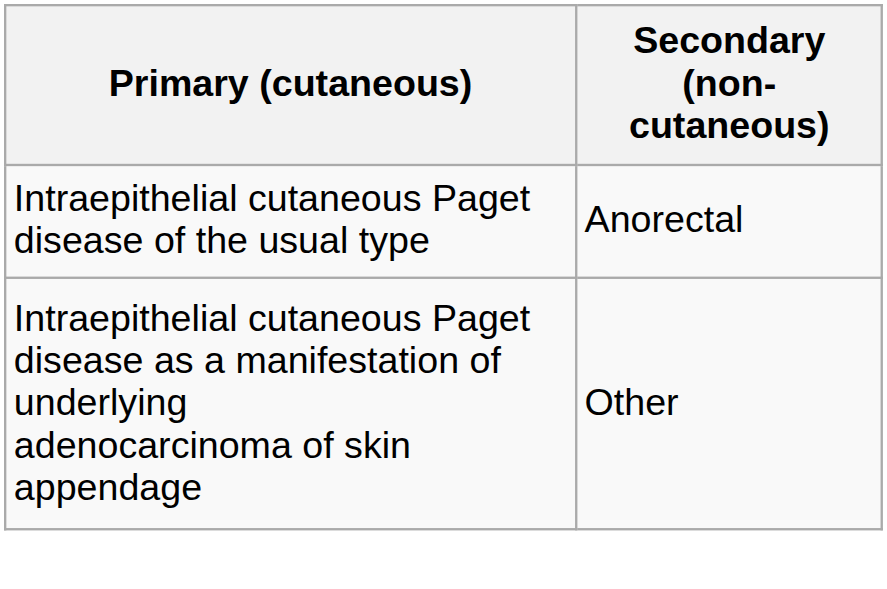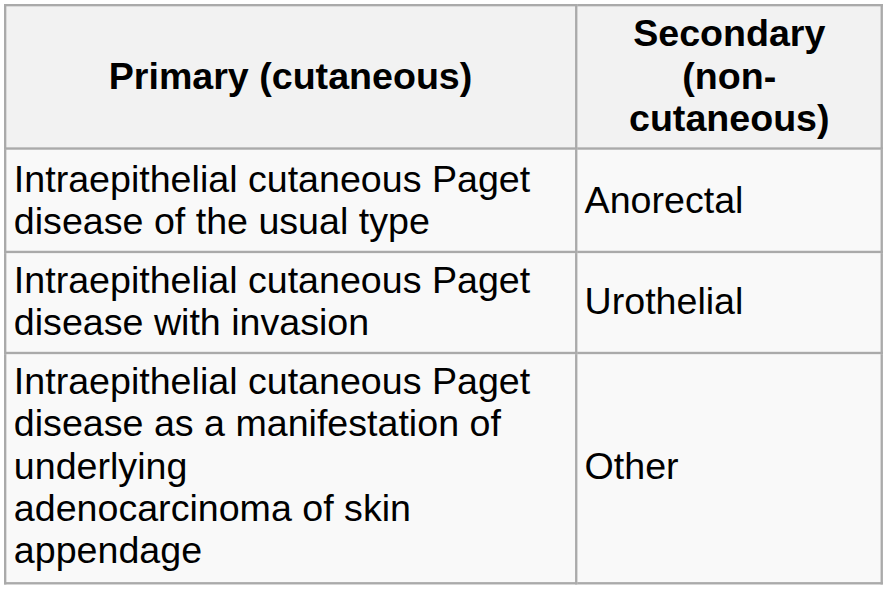+ row: (272, 301)
